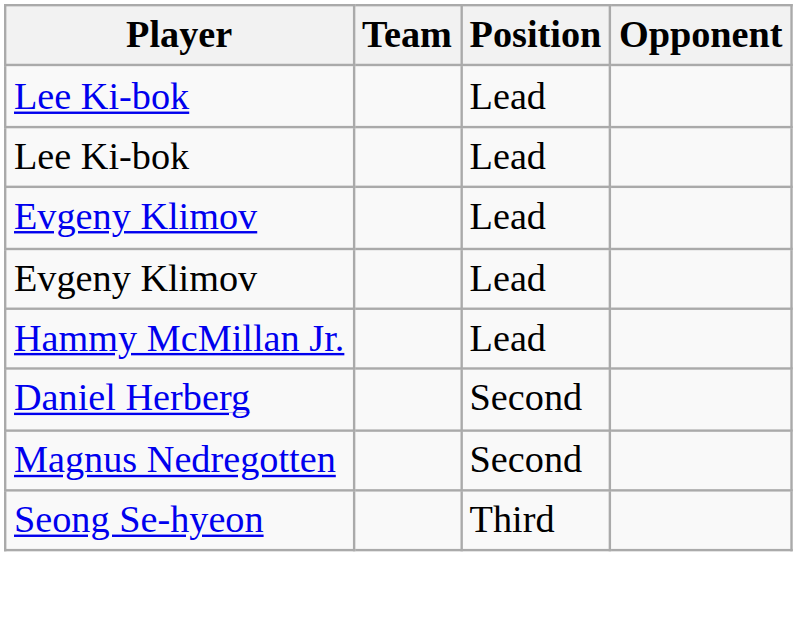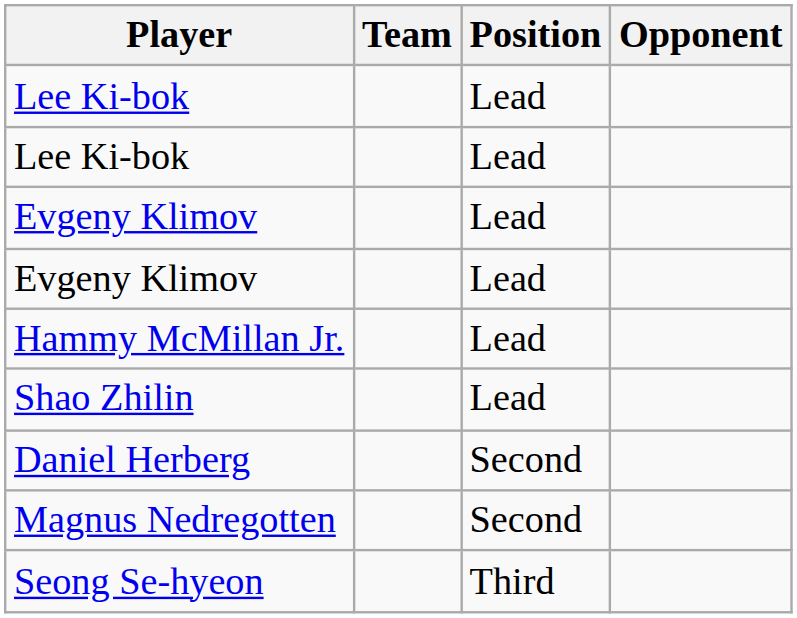+ row: (104, 398)
